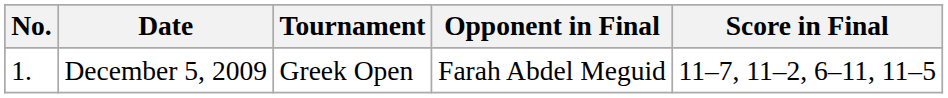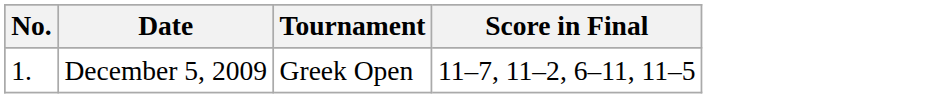- column: (552, 26)
